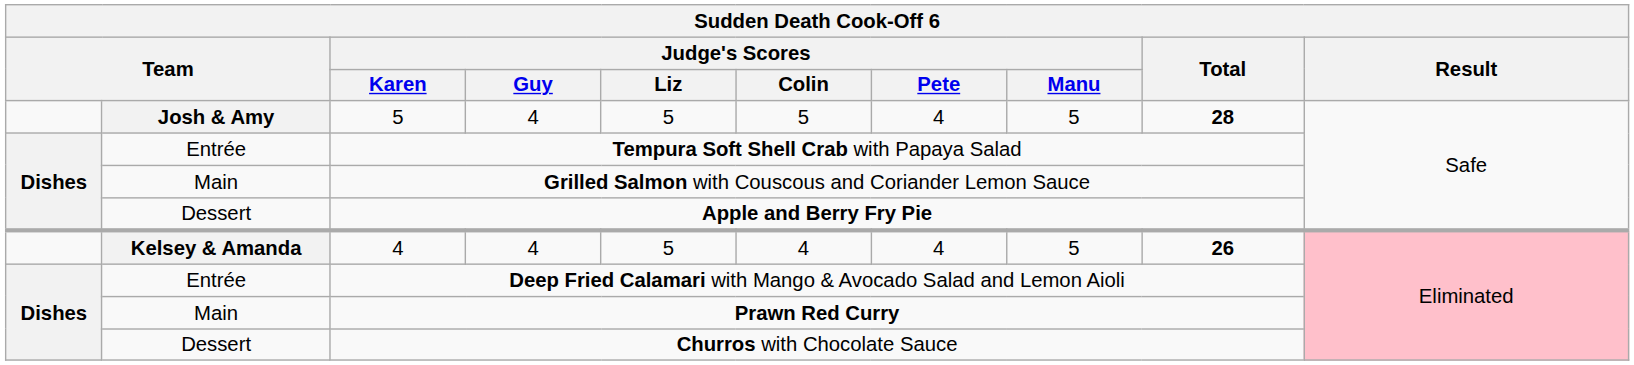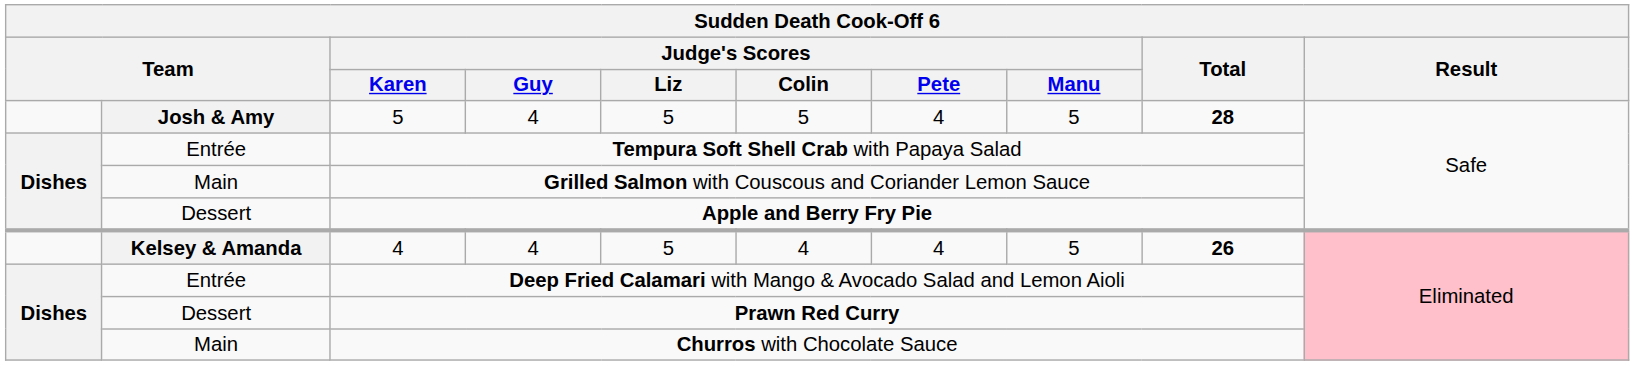(216, 313) Main -> (216, 313) Dessert
(216, 345) Dessert -> (216, 345) Main
